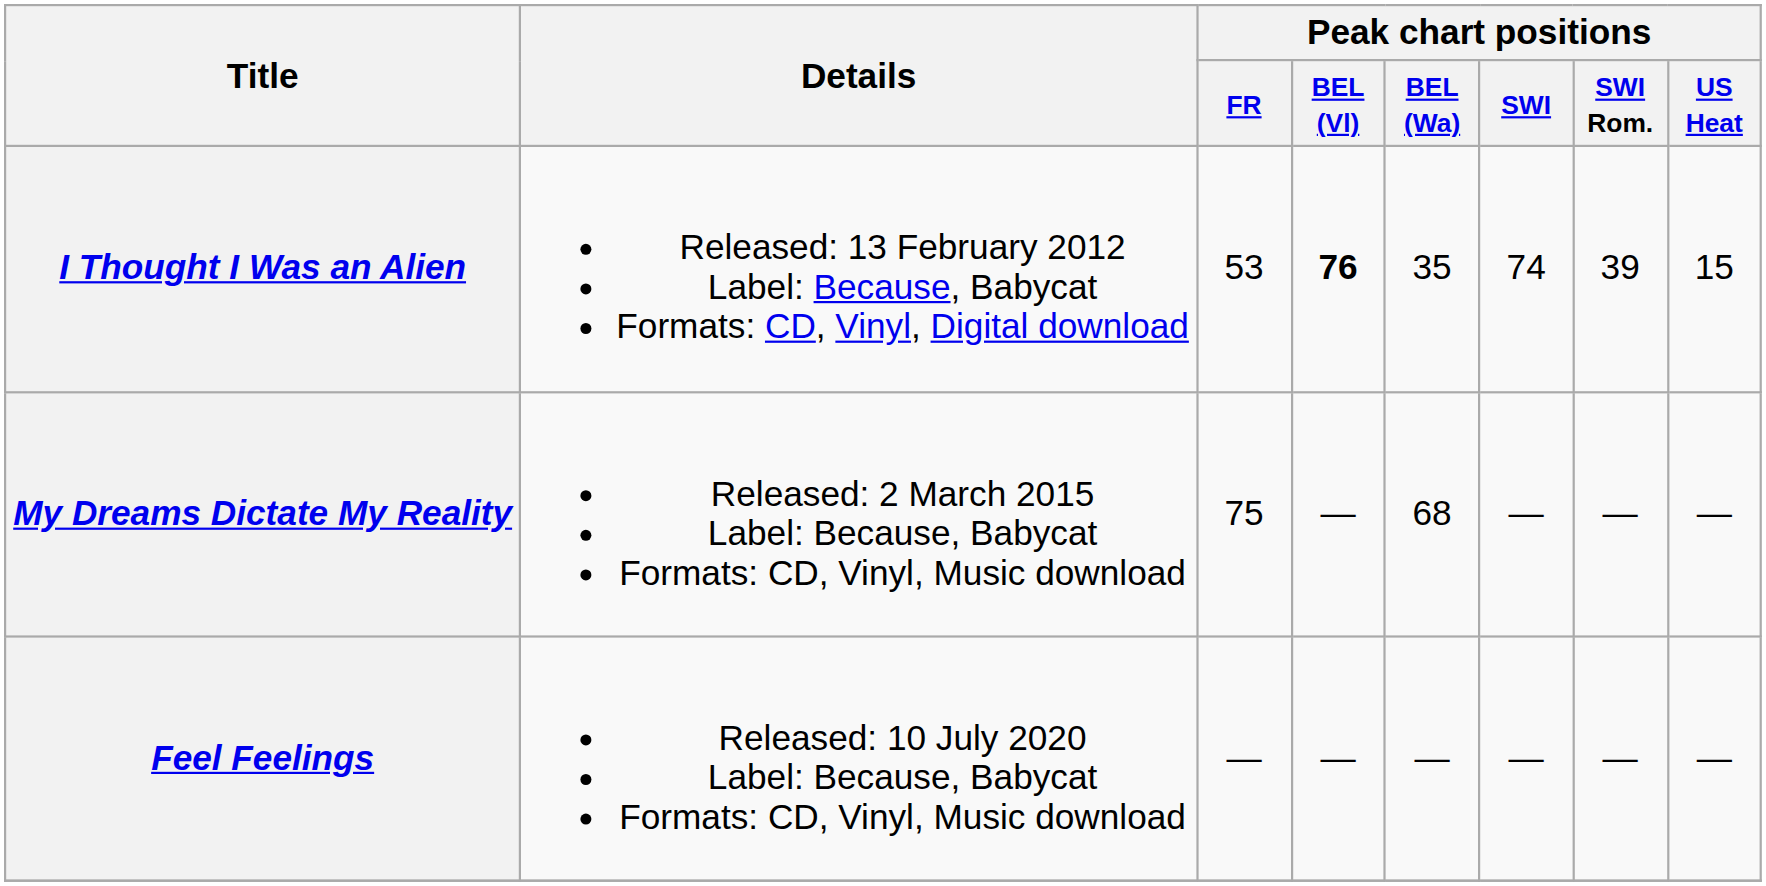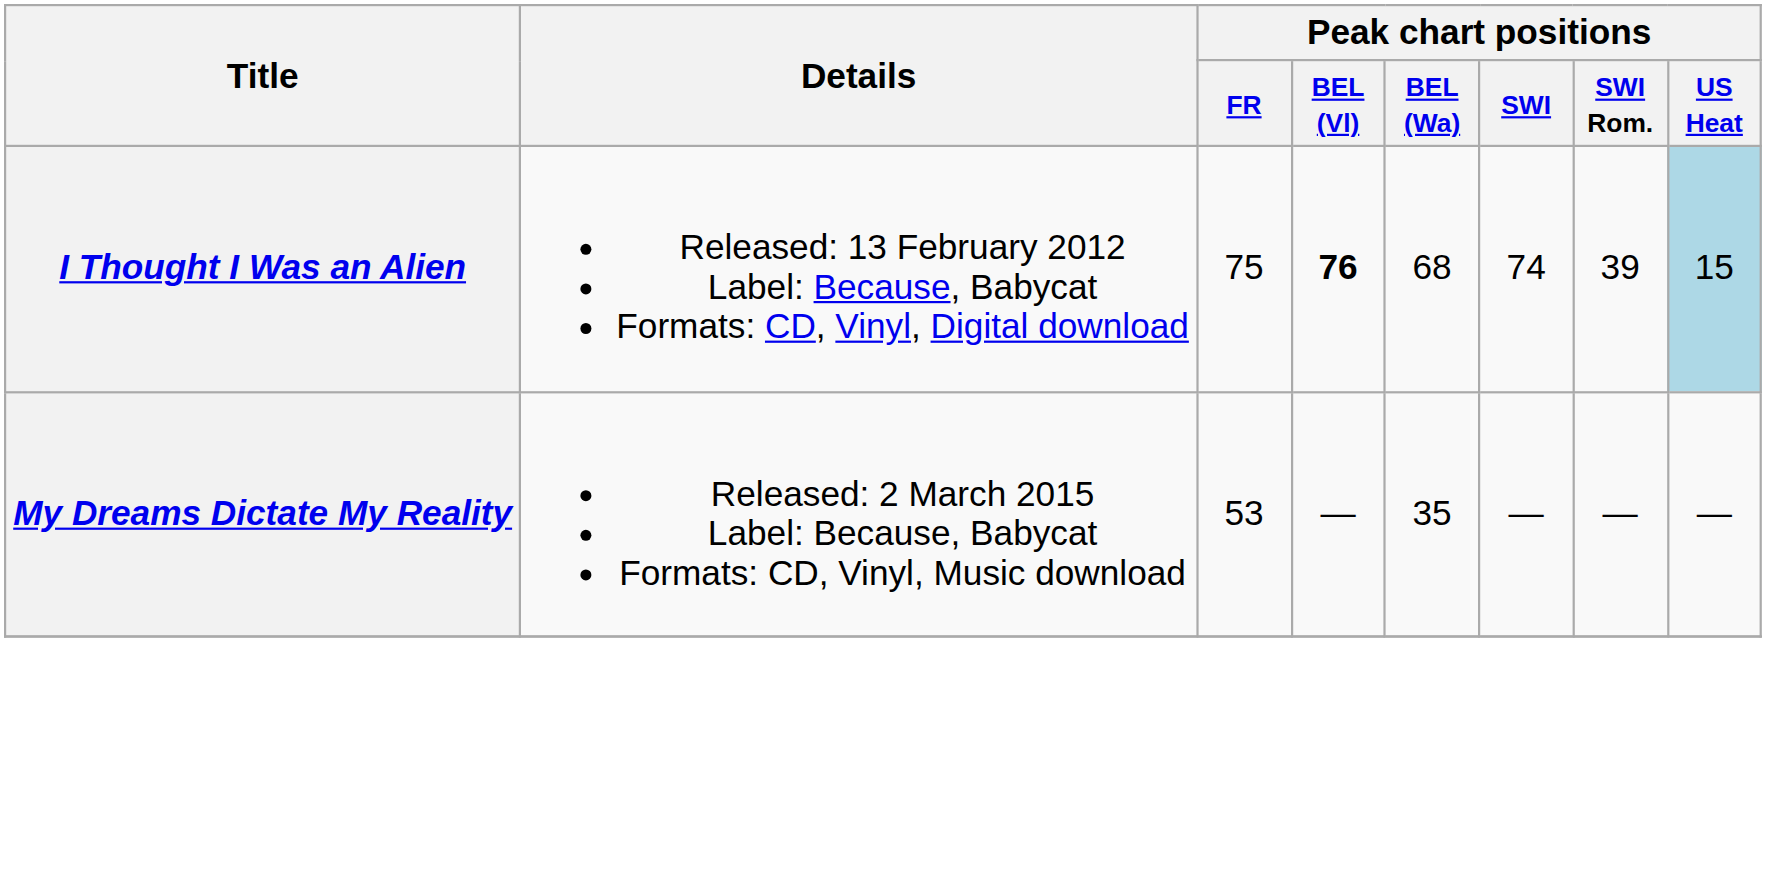(1244, 268) 53 -> (1244, 268) 75
(1432, 268) 35 -> (1432, 268) 68
(1714, 268) no background -> (1714, 268) lightblue background
(1244, 513) 75 -> (1244, 513) 53
(1432, 513) 68 -> (1432, 513) 35
- row: (263, 758)
